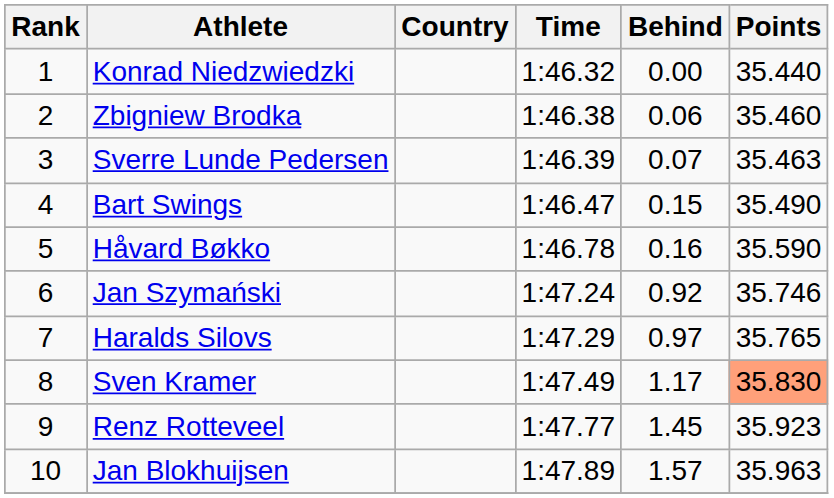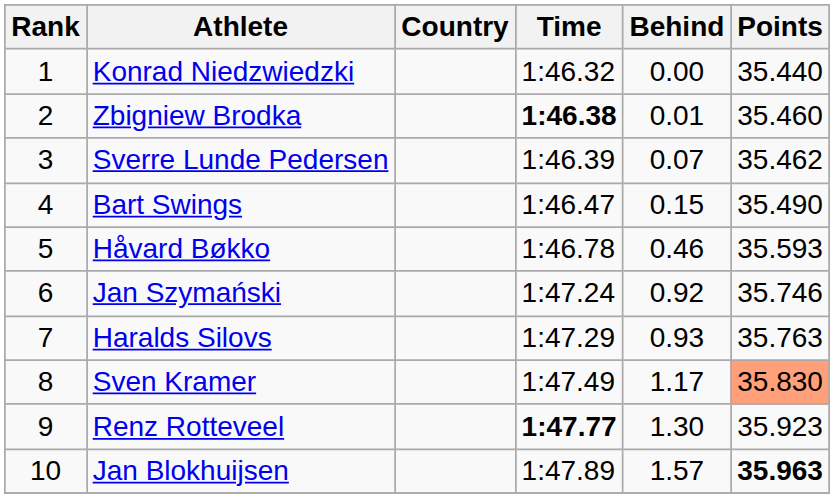(568, 115) normal -> (569, 115) bold
(675, 115) 0.06 -> (677, 115) 0.01
(779, 159) 35.463 -> (780, 159) 35.462
(675, 248) 0.16 -> (677, 248) 0.46
(779, 248) 35.590 -> (780, 248) 35.593
(675, 337) 0.97 -> (677, 337) 0.93
(779, 337) 35.765 -> (780, 337) 35.763
(568, 426) normal -> (569, 426) bold
(675, 426) 1.45 -> (677, 426) 1.30
(779, 470) normal -> (780, 470) bold
